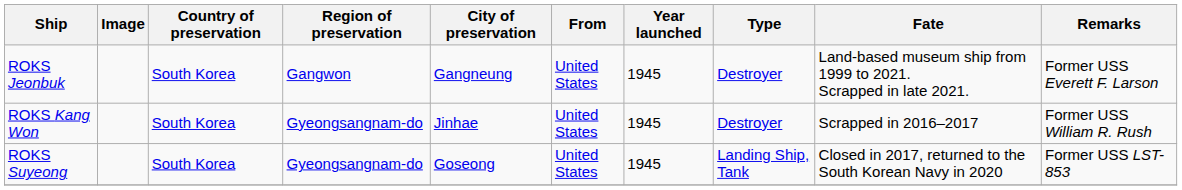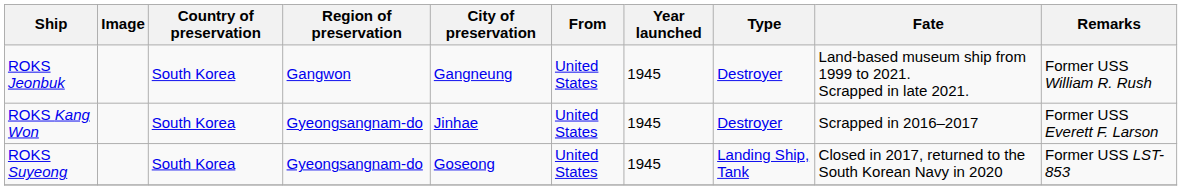(1102, 74) Former USS Everett F. Larson -> (1098, 74) Former USS William R. Rush
(1098, 123) Former USS William R. Rush -> (1102, 123) Former USS Everett F. Larson
